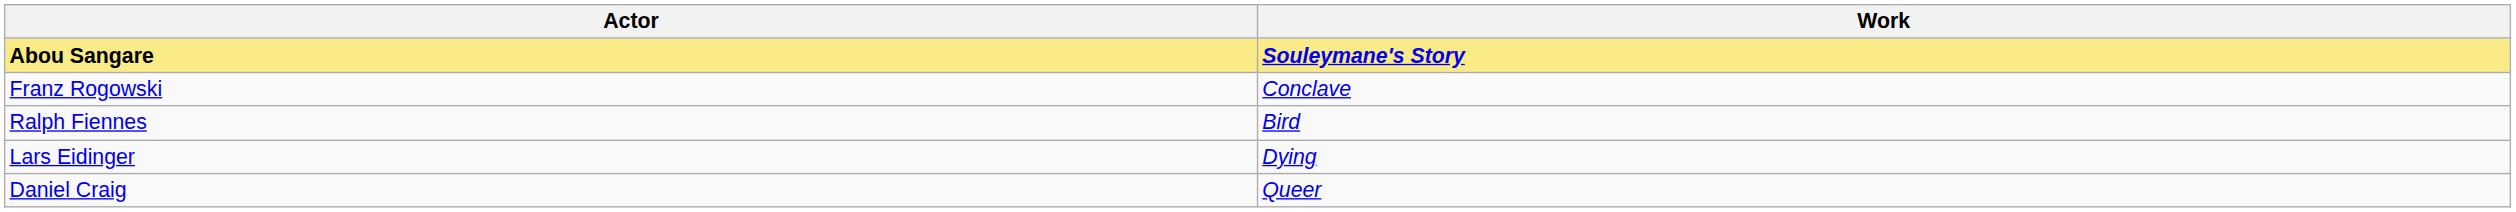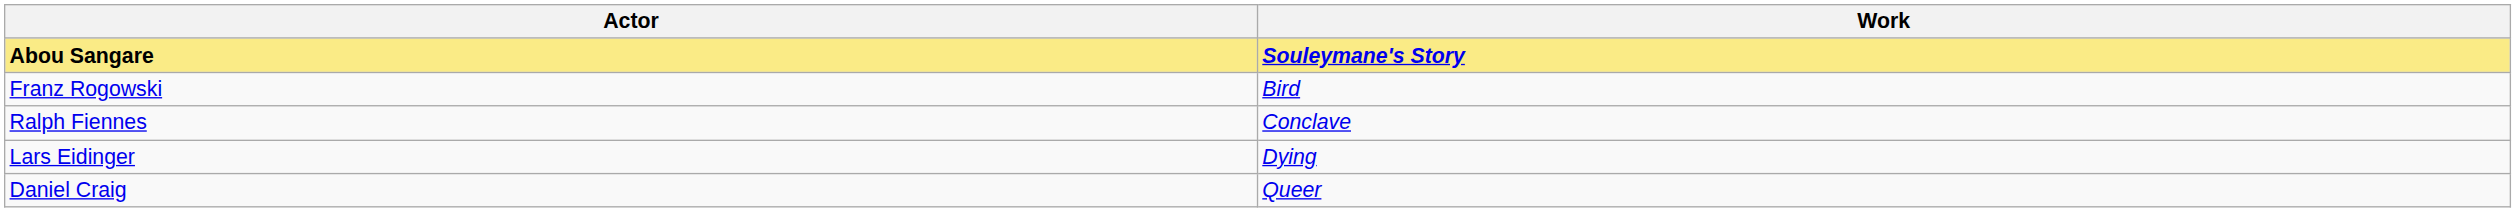(1307, 88) Conclave -> (1281, 88) Bird
(1281, 122) Bird -> (1307, 122) Conclave
